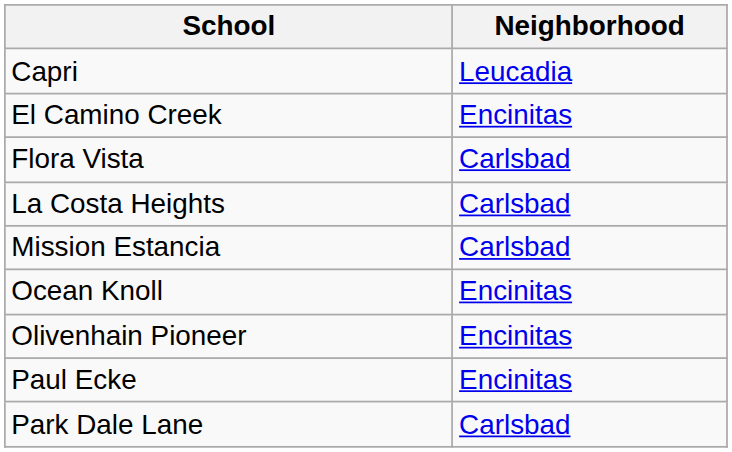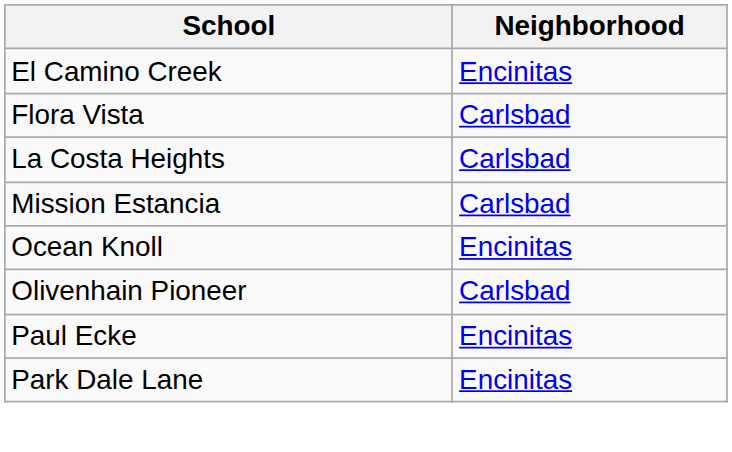- row: (45, 70)
(516, 335) Encinitas -> (515, 291) Carlsbad
(515, 423) Carlsbad -> (516, 379) Encinitas
